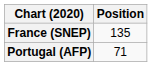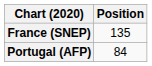(120, 52) 71 -> (120, 52) 84
